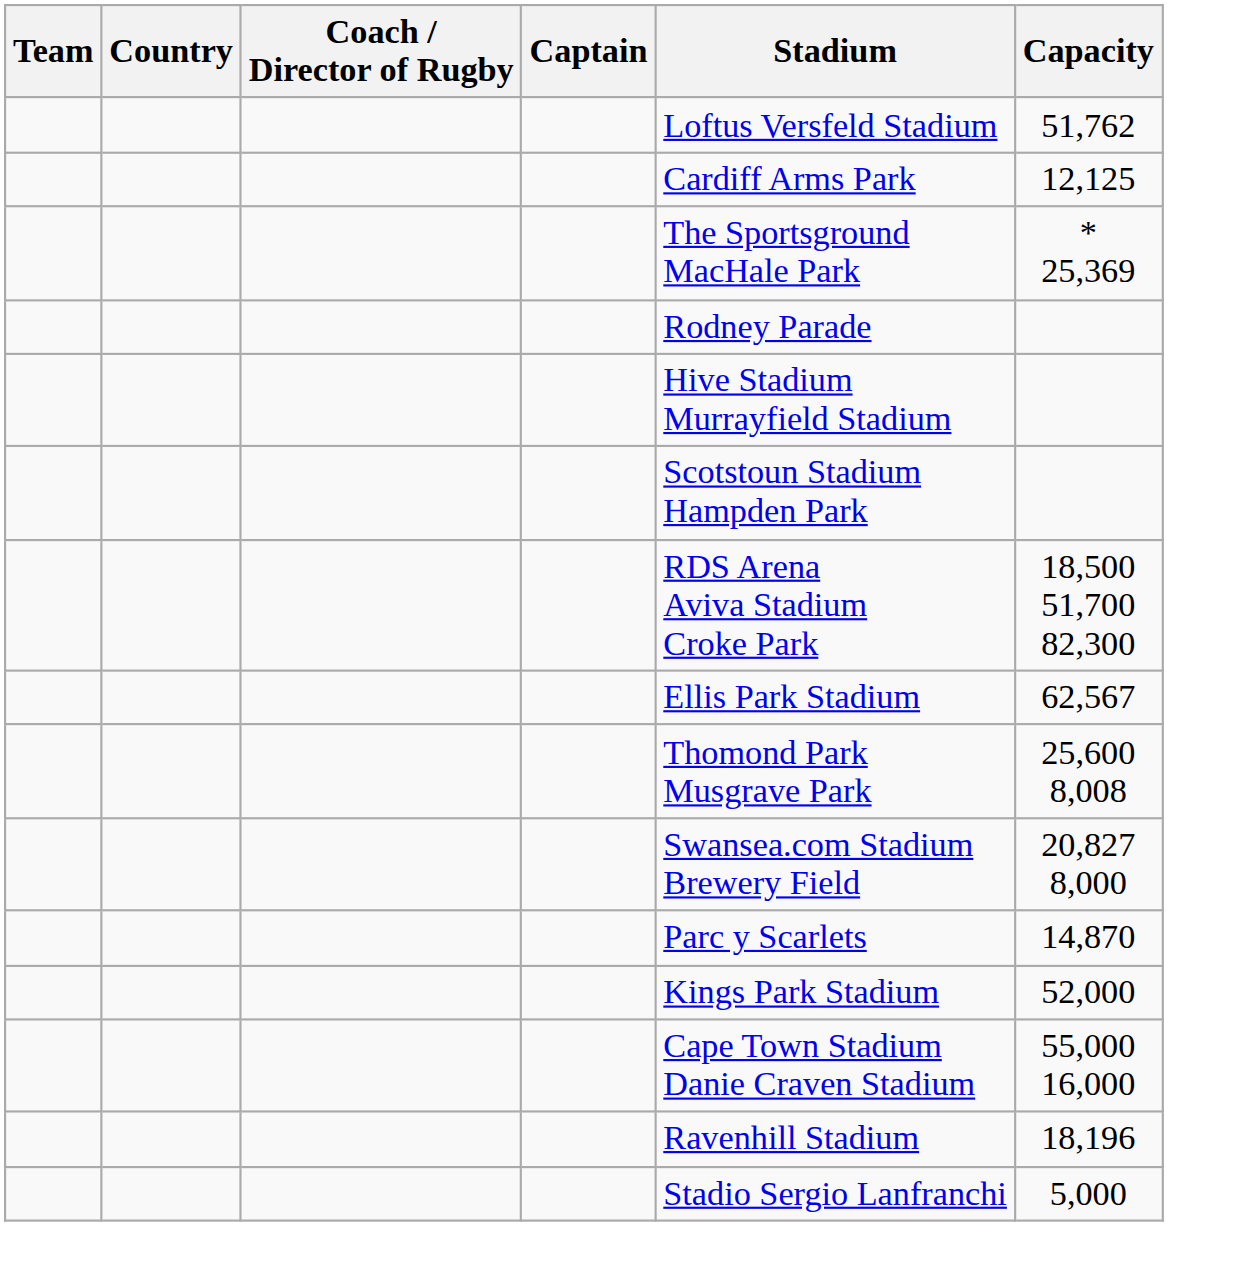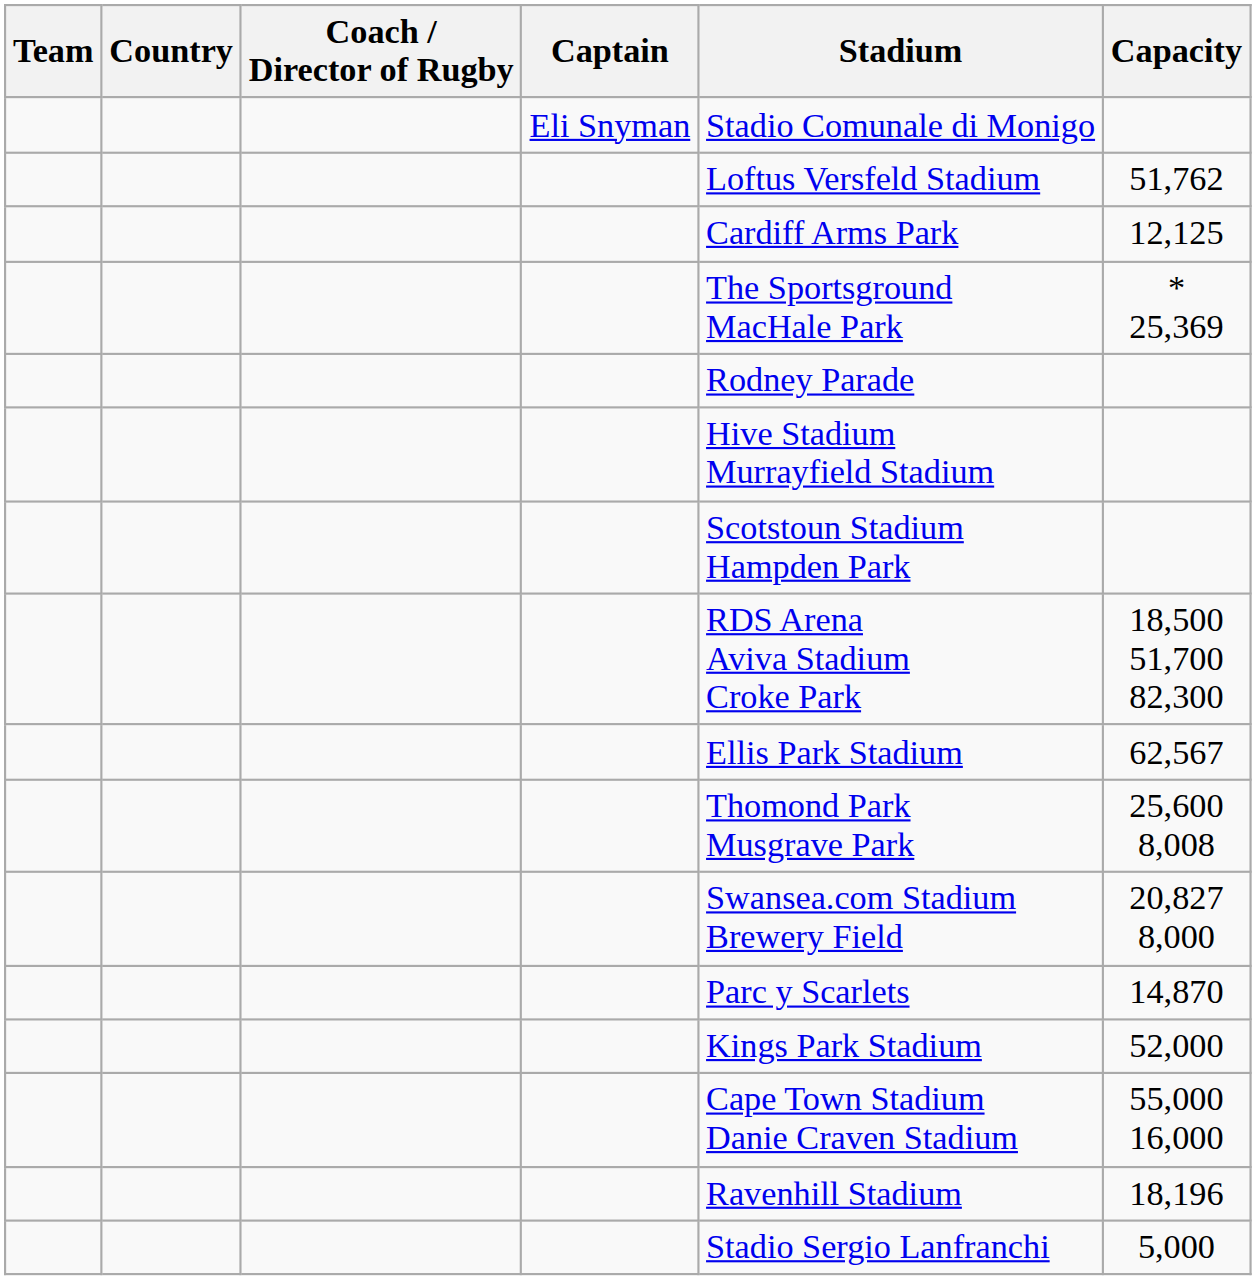+ row: (53, 125)
